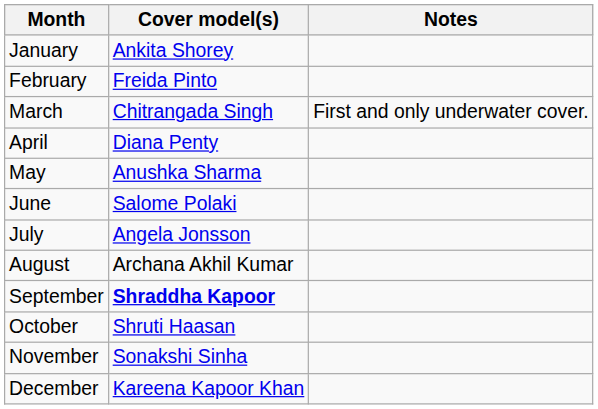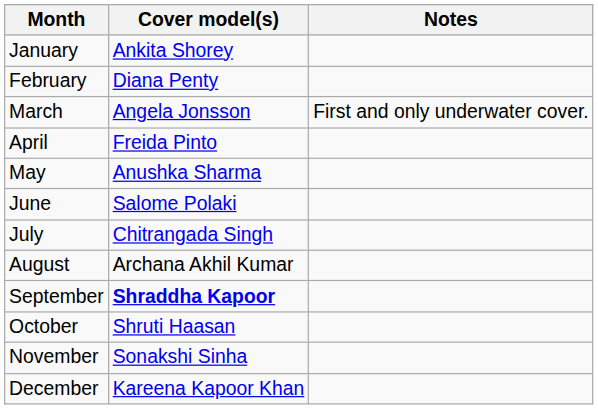(165, 81) Freida Pinto -> (165, 81) Diana Penty
(193, 111) Chitrangada Singh -> (182, 111) Angela Jonsson
(165, 142) Diana Penty -> (165, 142) Freida Pinto
(182, 234) Angela Jonsson -> (193, 234) Chitrangada Singh
